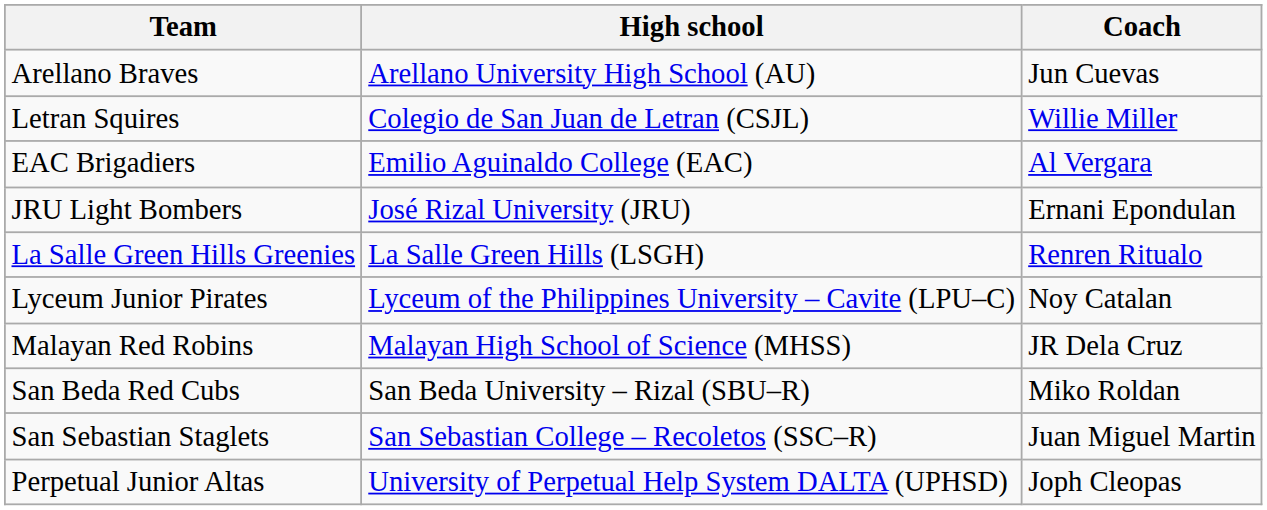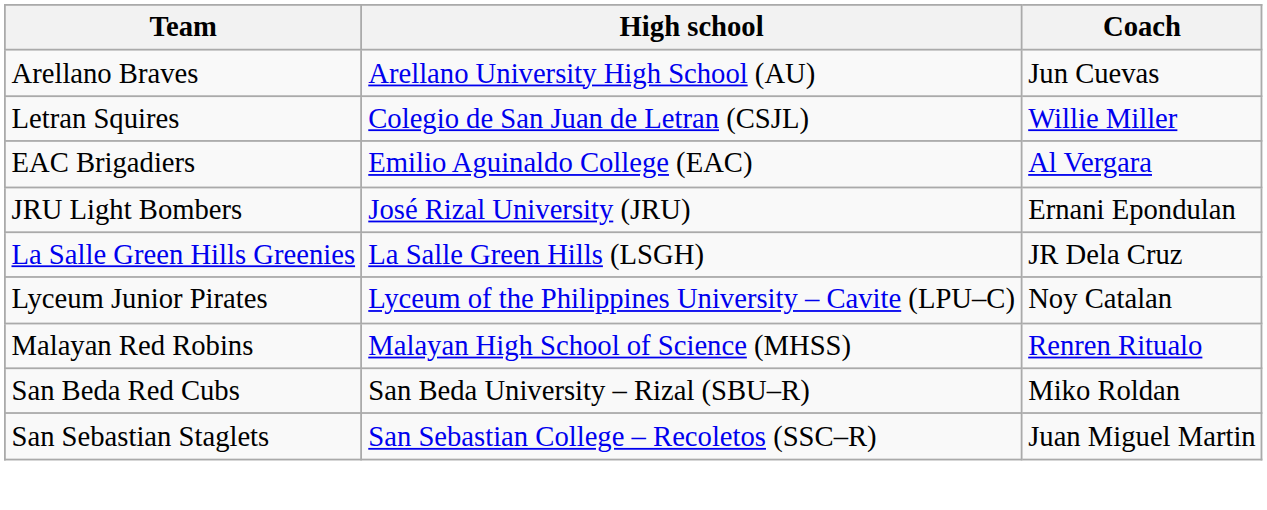(1115, 254) Renren Ritualo -> (1105, 254) JR Dela Cruz
(1105, 345) JR Dela Cruz -> (1115, 345) Renren Ritualo
- row: (138, 481)
